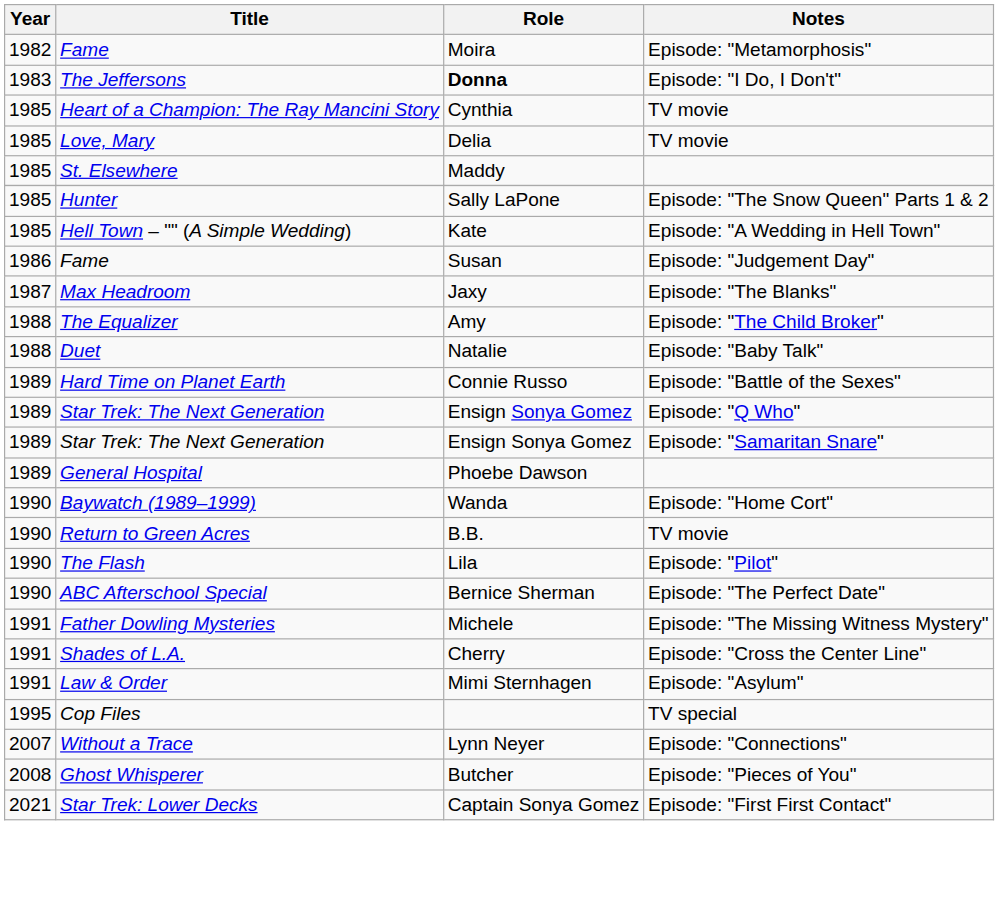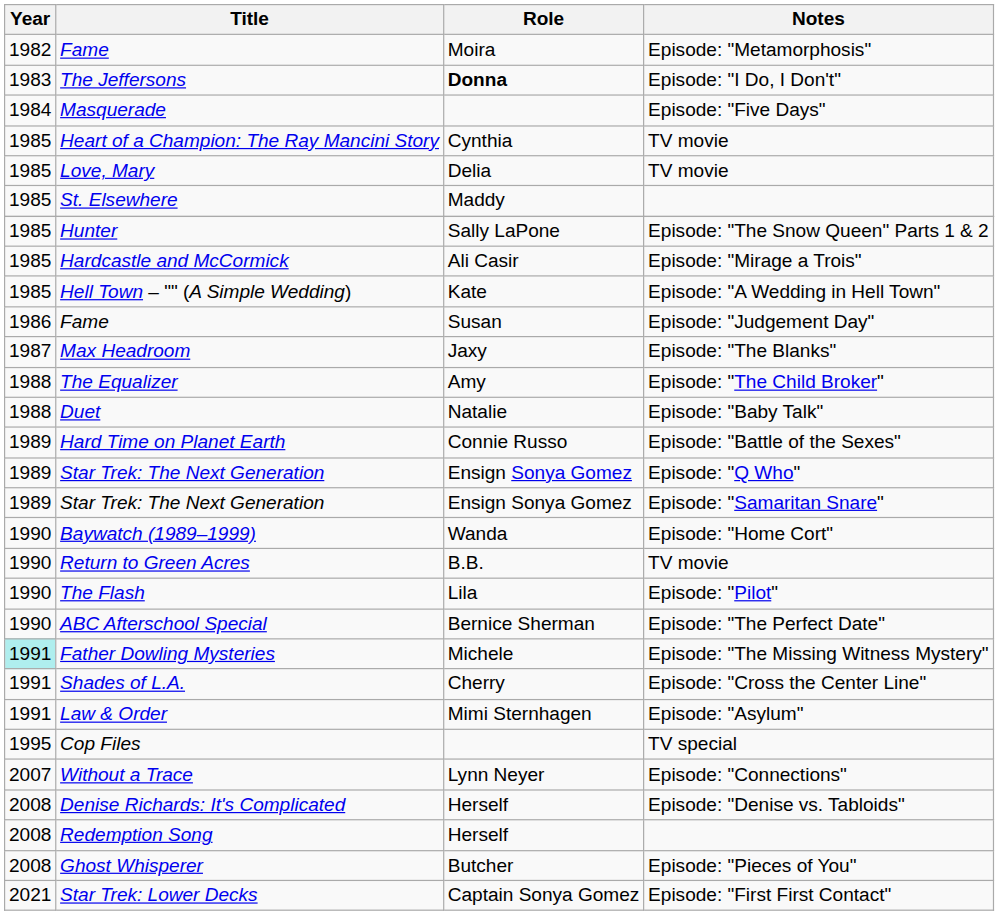+ row: (113, 110)
+ row: (174, 261)
- row: (131, 472)
(30, 623) no background -> (30, 653) paleturquoise background
+ row: (203, 804)
+ row: (136, 834)
